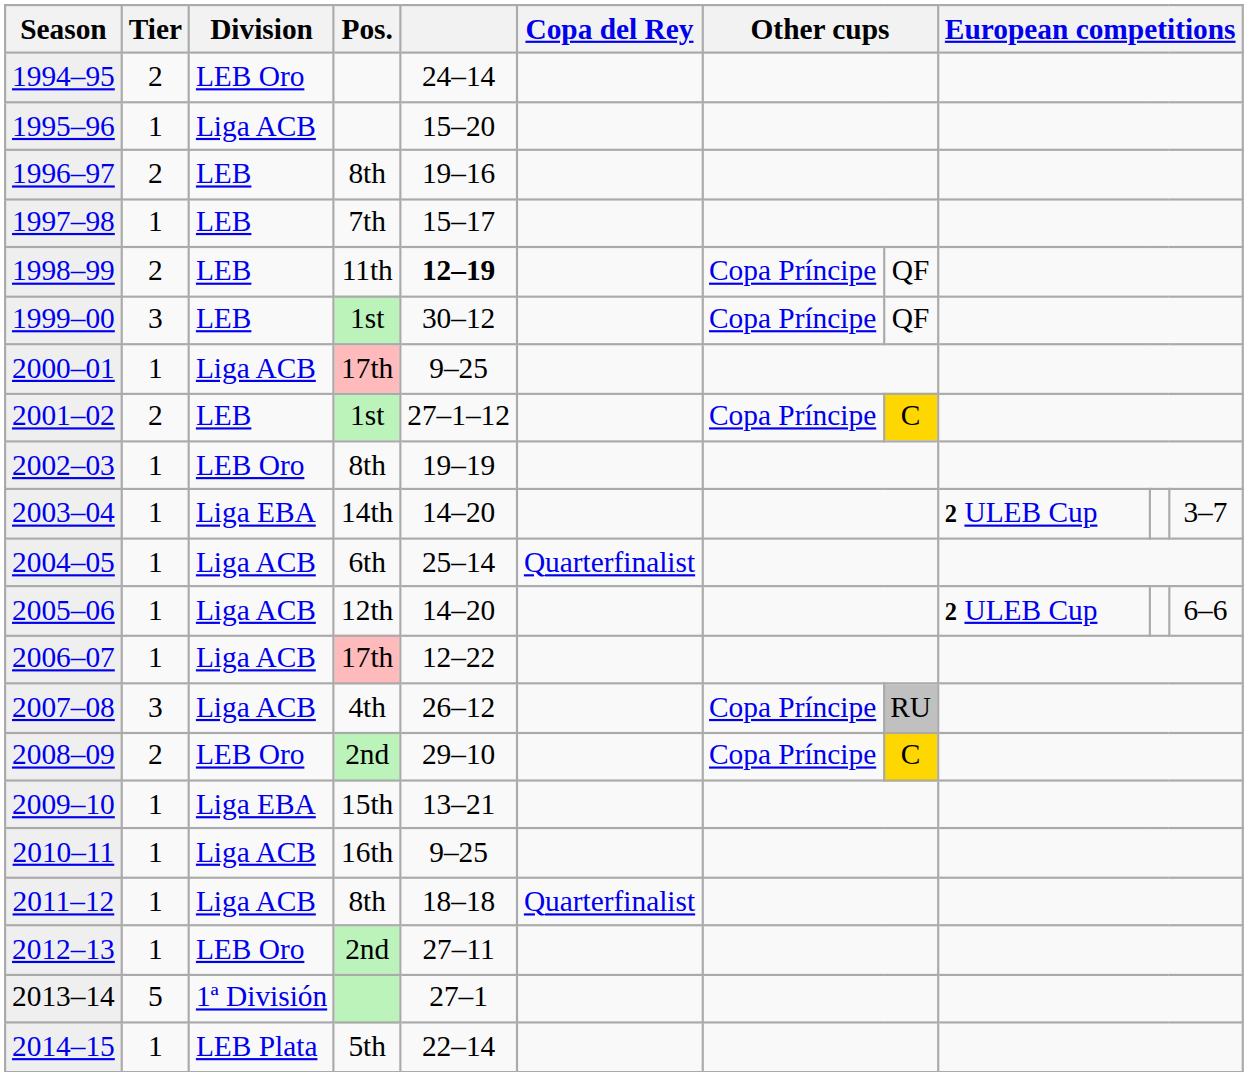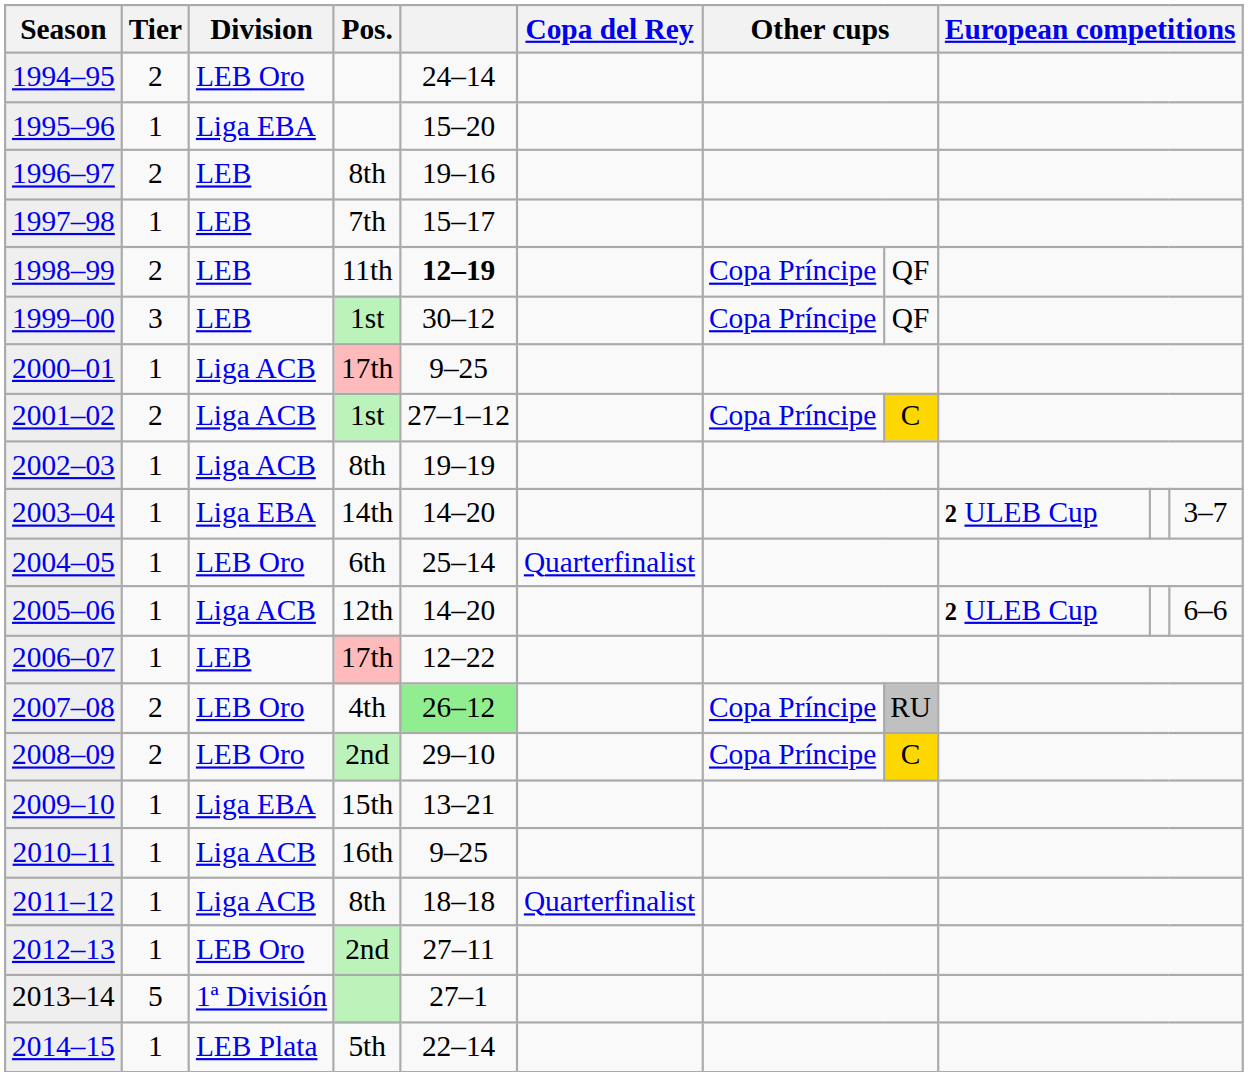(256, 125) Liga ACB -> (256, 125) Liga EBA
(224, 416) LEB -> (256, 416) Liga ACB
(250, 464) LEB Oro -> (256, 464) Liga ACB
(256, 561) Liga ACB -> (250, 561) LEB Oro
(256, 658) Liga ACB -> (224, 658) LEB
(155, 706) 3 -> (155, 706) 2
(256, 706) Liga ACB -> (250, 706) LEB Oro
(459, 706) no background -> (459, 706) lightgreen background
